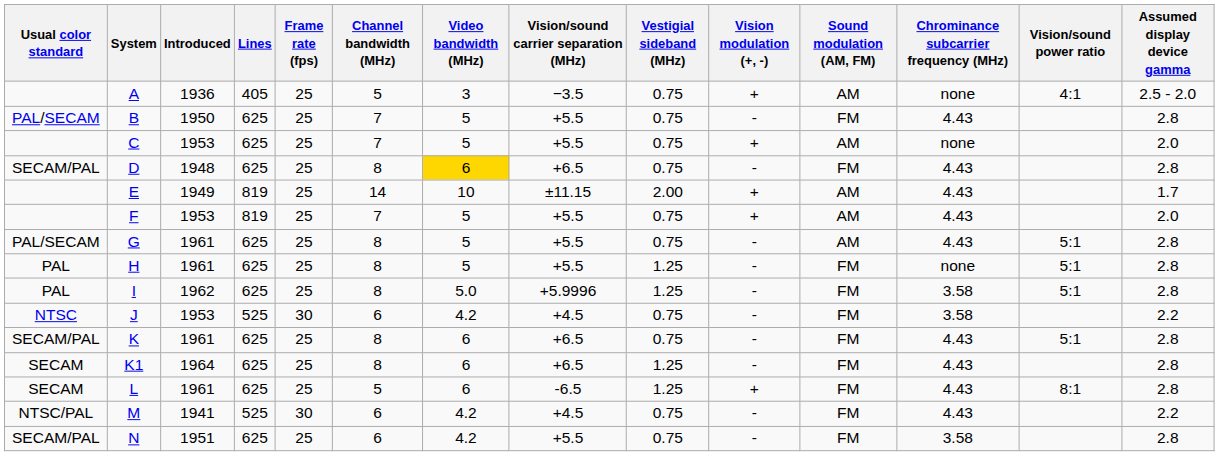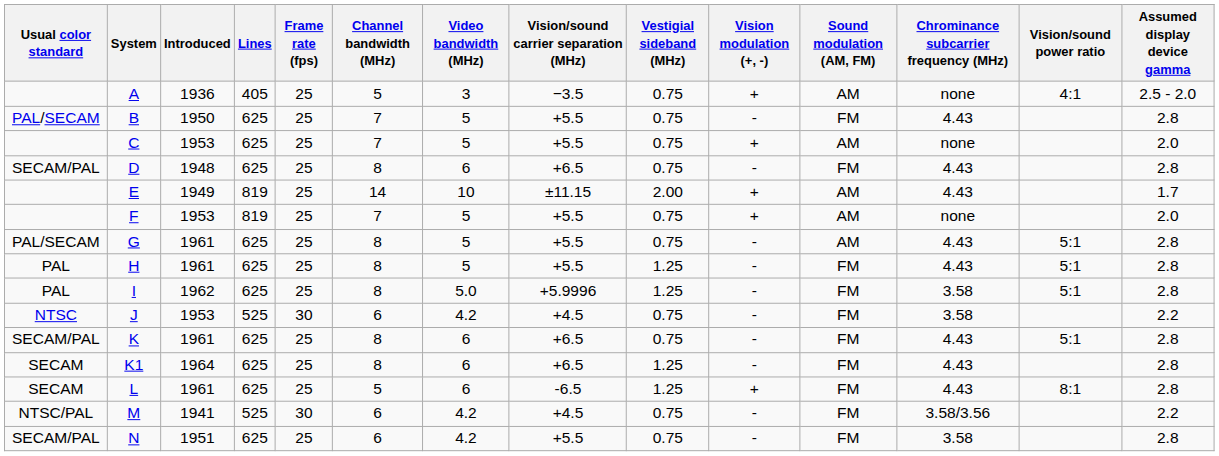(466, 167) gold background -> (466, 167) no background
(958, 216) 4.43 -> (958, 216) none
(958, 266) none -> (958, 266) 4.43
(958, 413) 4.43 -> (958, 413) 3.58/3.56
